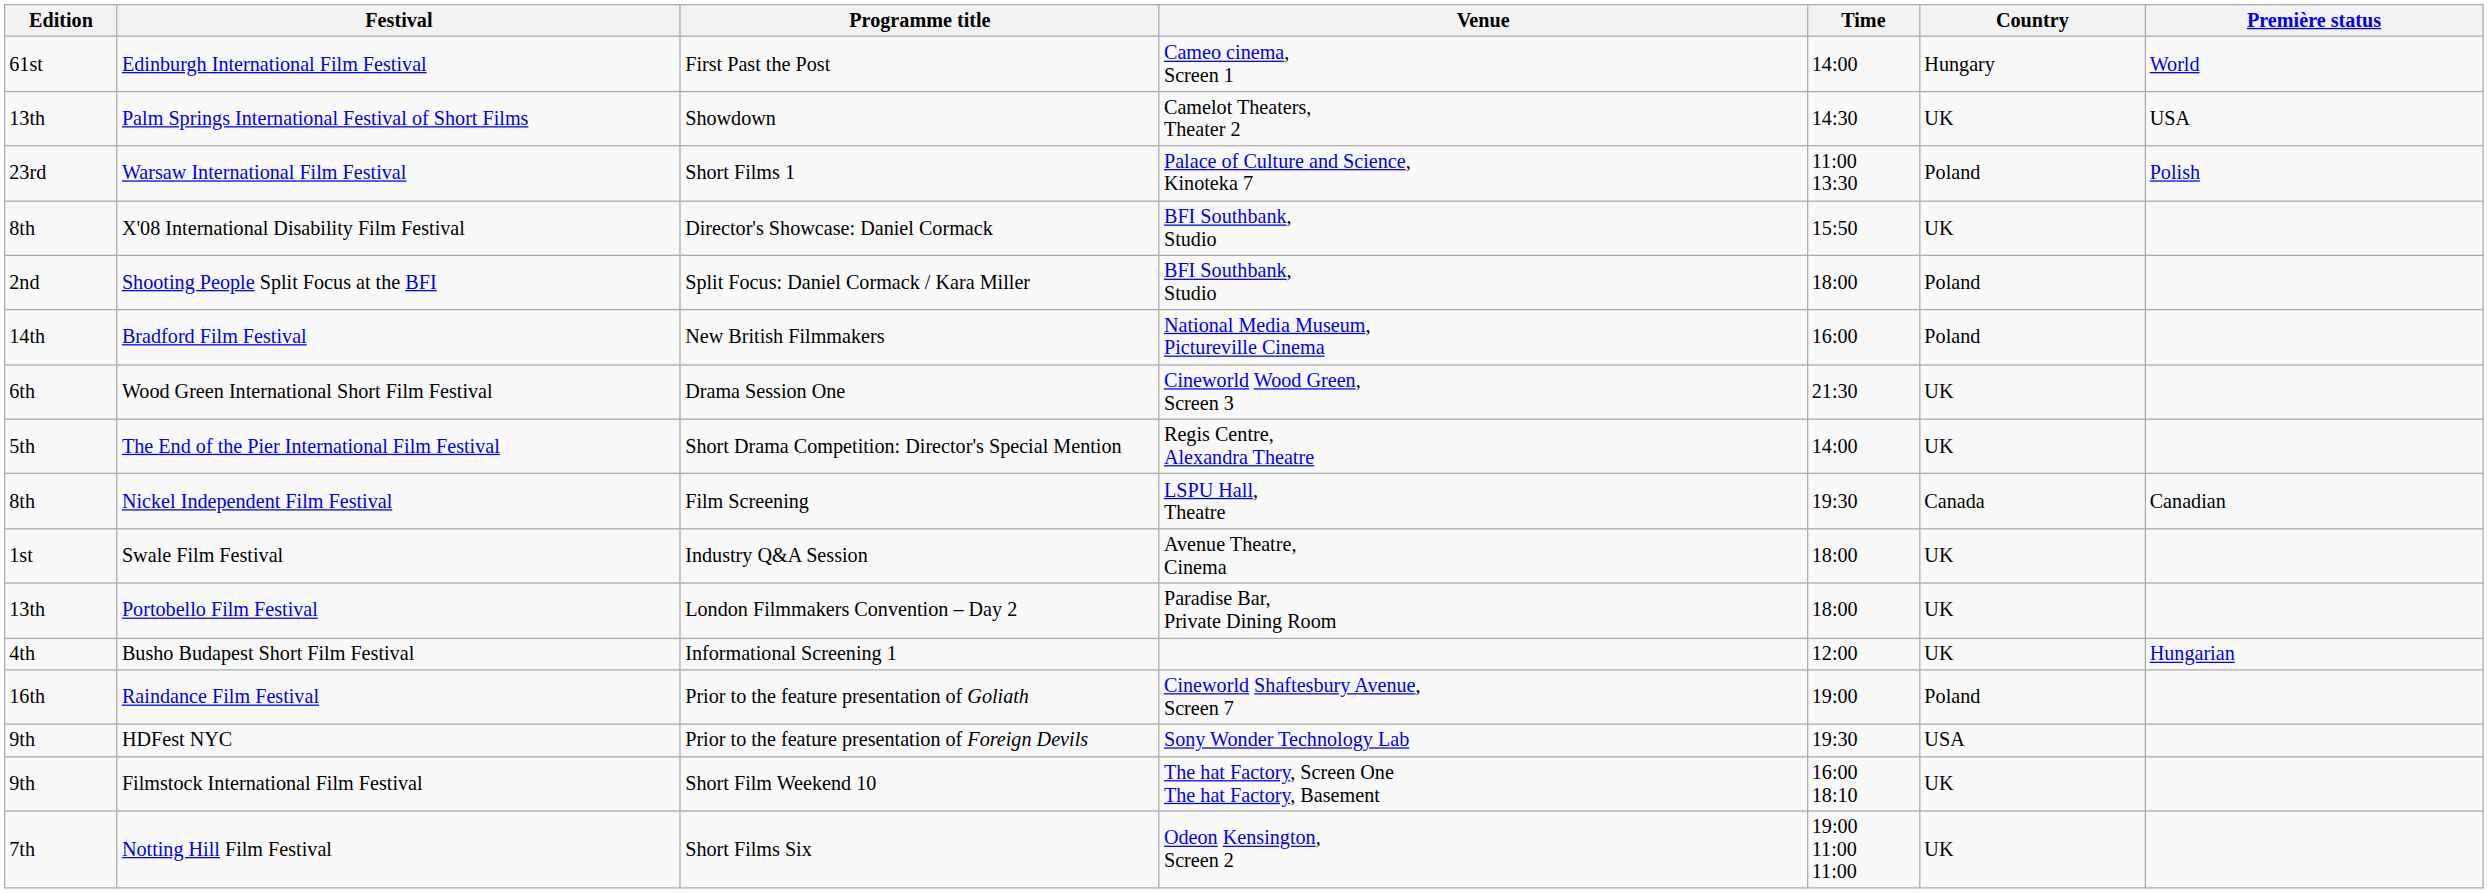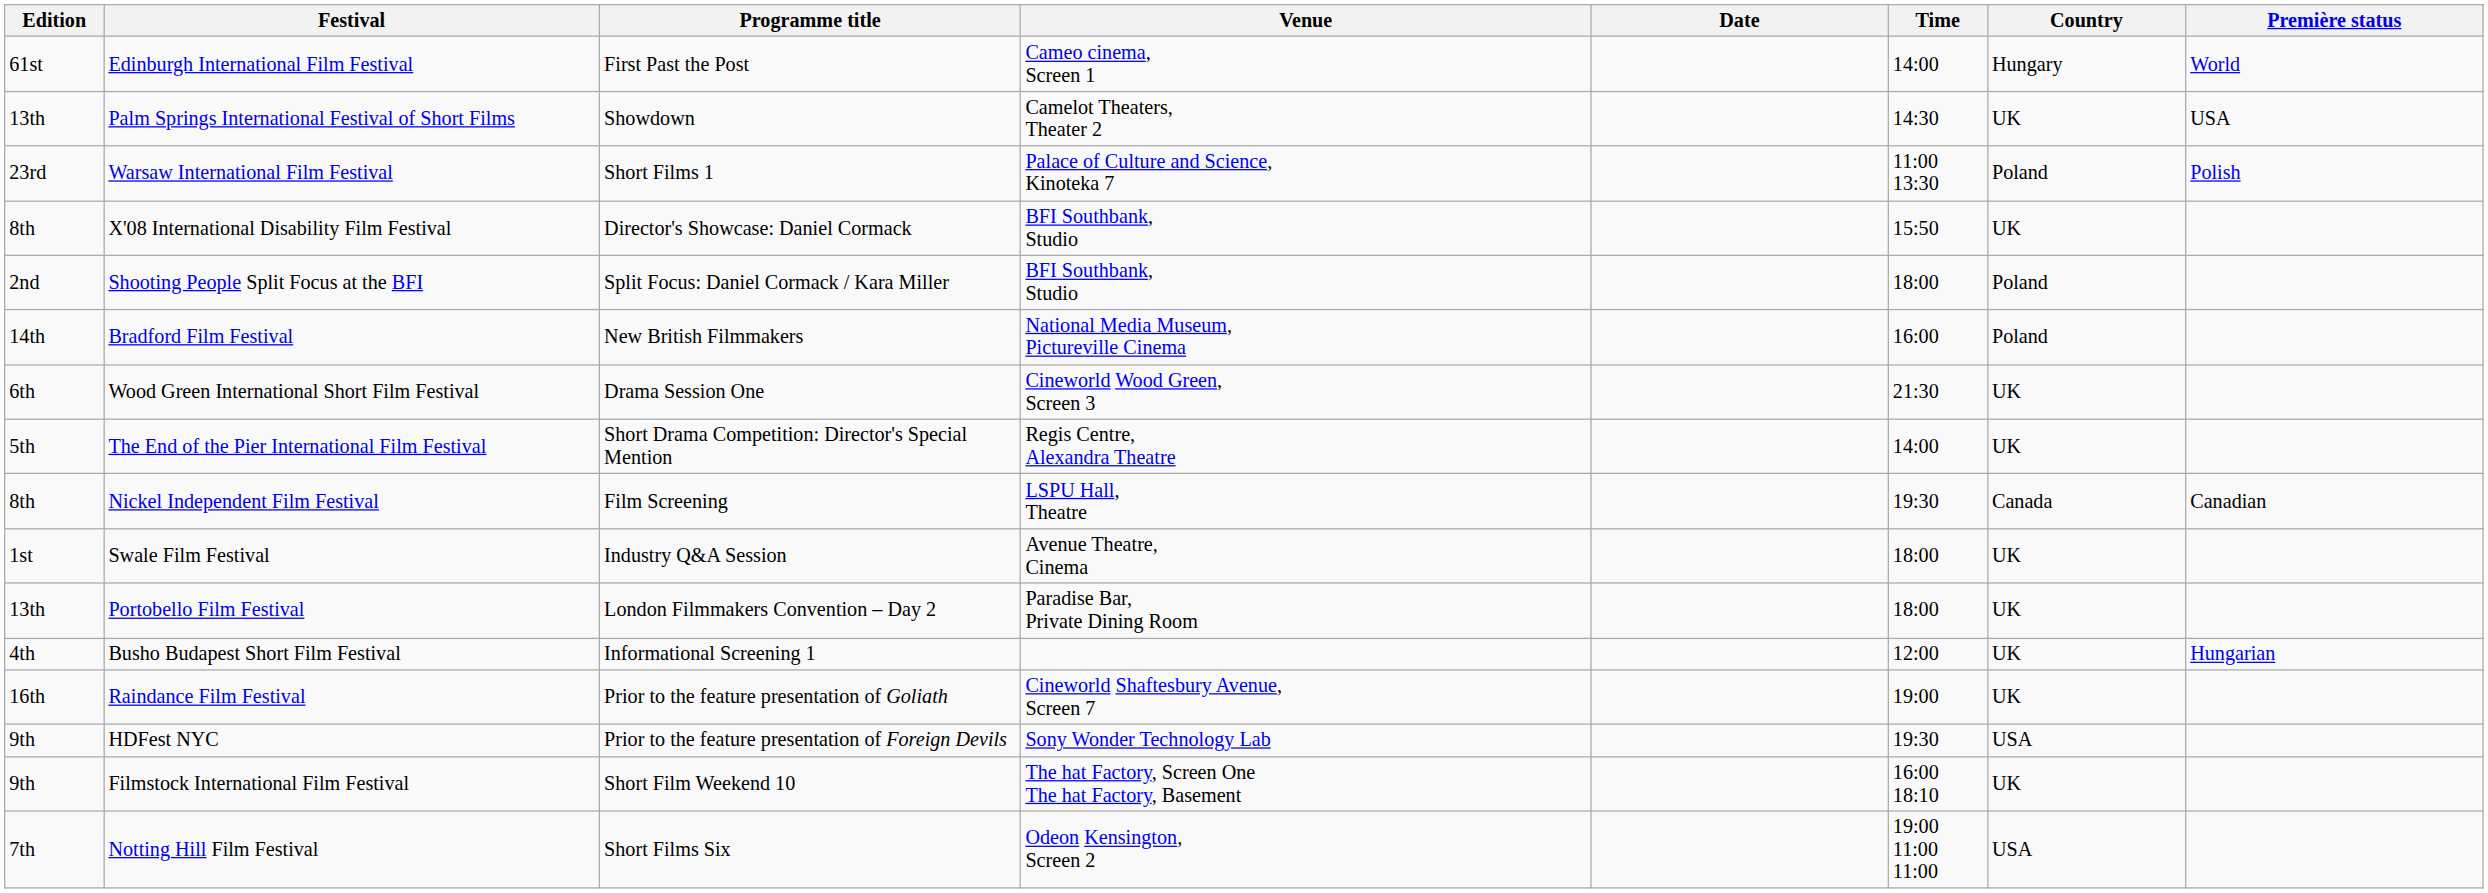+ column: (1739, 20)
(1952, 696) Poland -> (2007, 696) UK
(1939, 849) UK -> (2012, 849) USA
